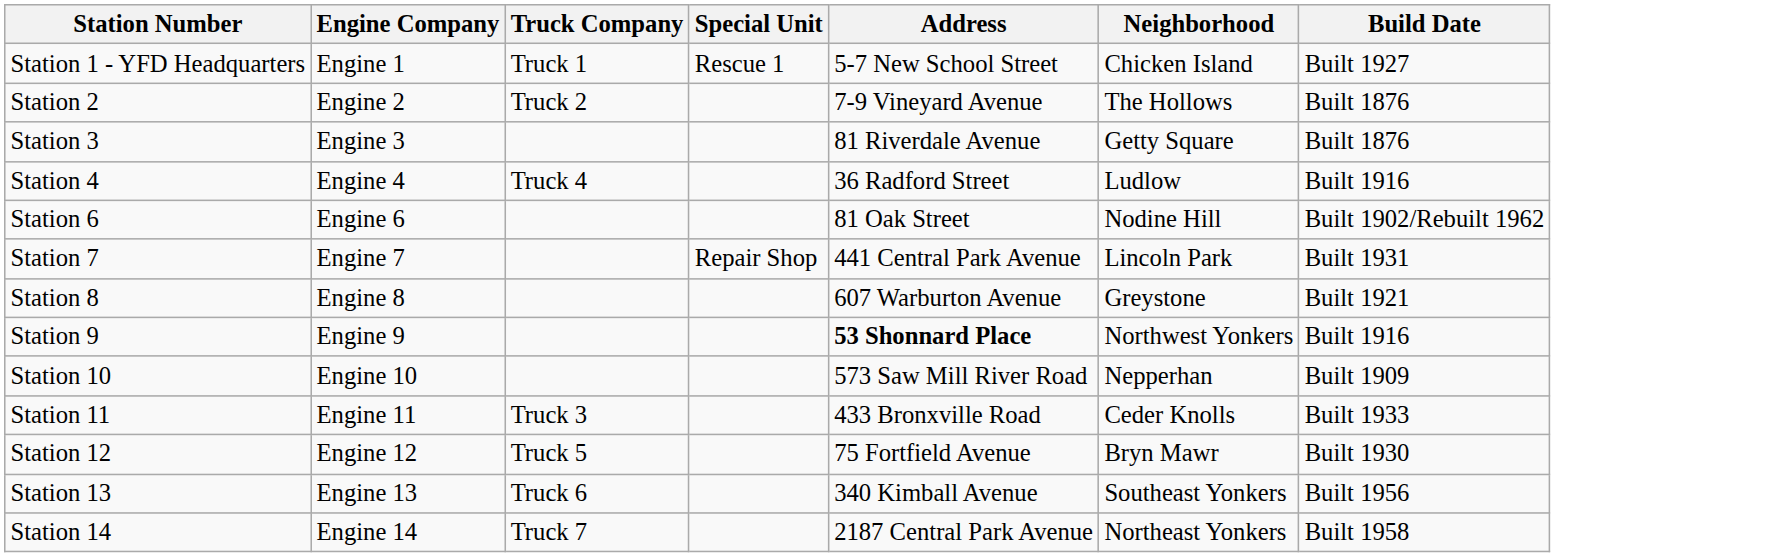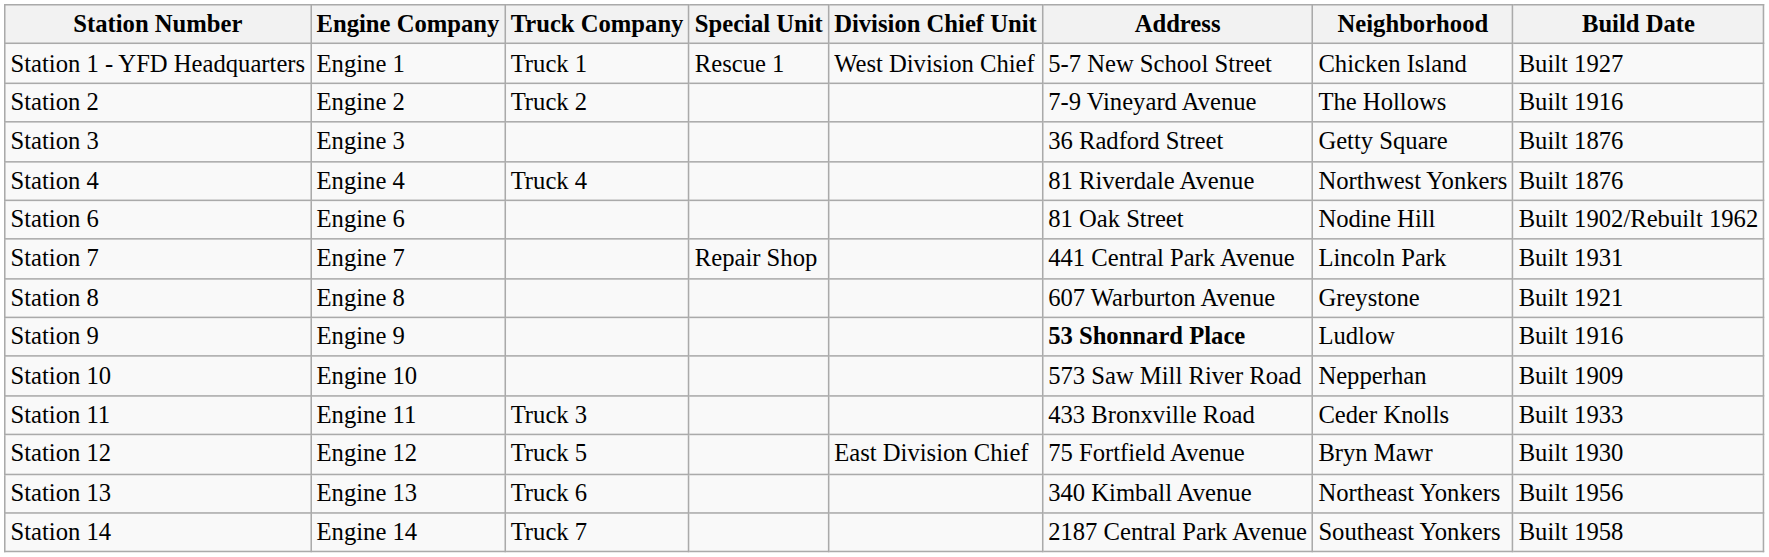+ column: (935, 24)
(1357, 102) Built 1876 -> (1571, 102) Built 1916
(937, 141) 81 Riverdale Avenue -> (1136, 141) 36 Radford Street
(922, 180) 36 Radford Street -> (1151, 180) 81 Riverdale Avenue
(1143, 180) Ludlow -> (1413, 180) Northwest Yonkers
(1357, 180) Built 1916 -> (1571, 180) Built 1876
(1199, 336) Northwest Yonkers -> (1357, 336) Ludlow
(1195, 492) Southeast Yonkers -> (1409, 492) Northeast Yonkers
(1195, 532) Northeast Yonkers -> (1409, 532) Southeast Yonkers
